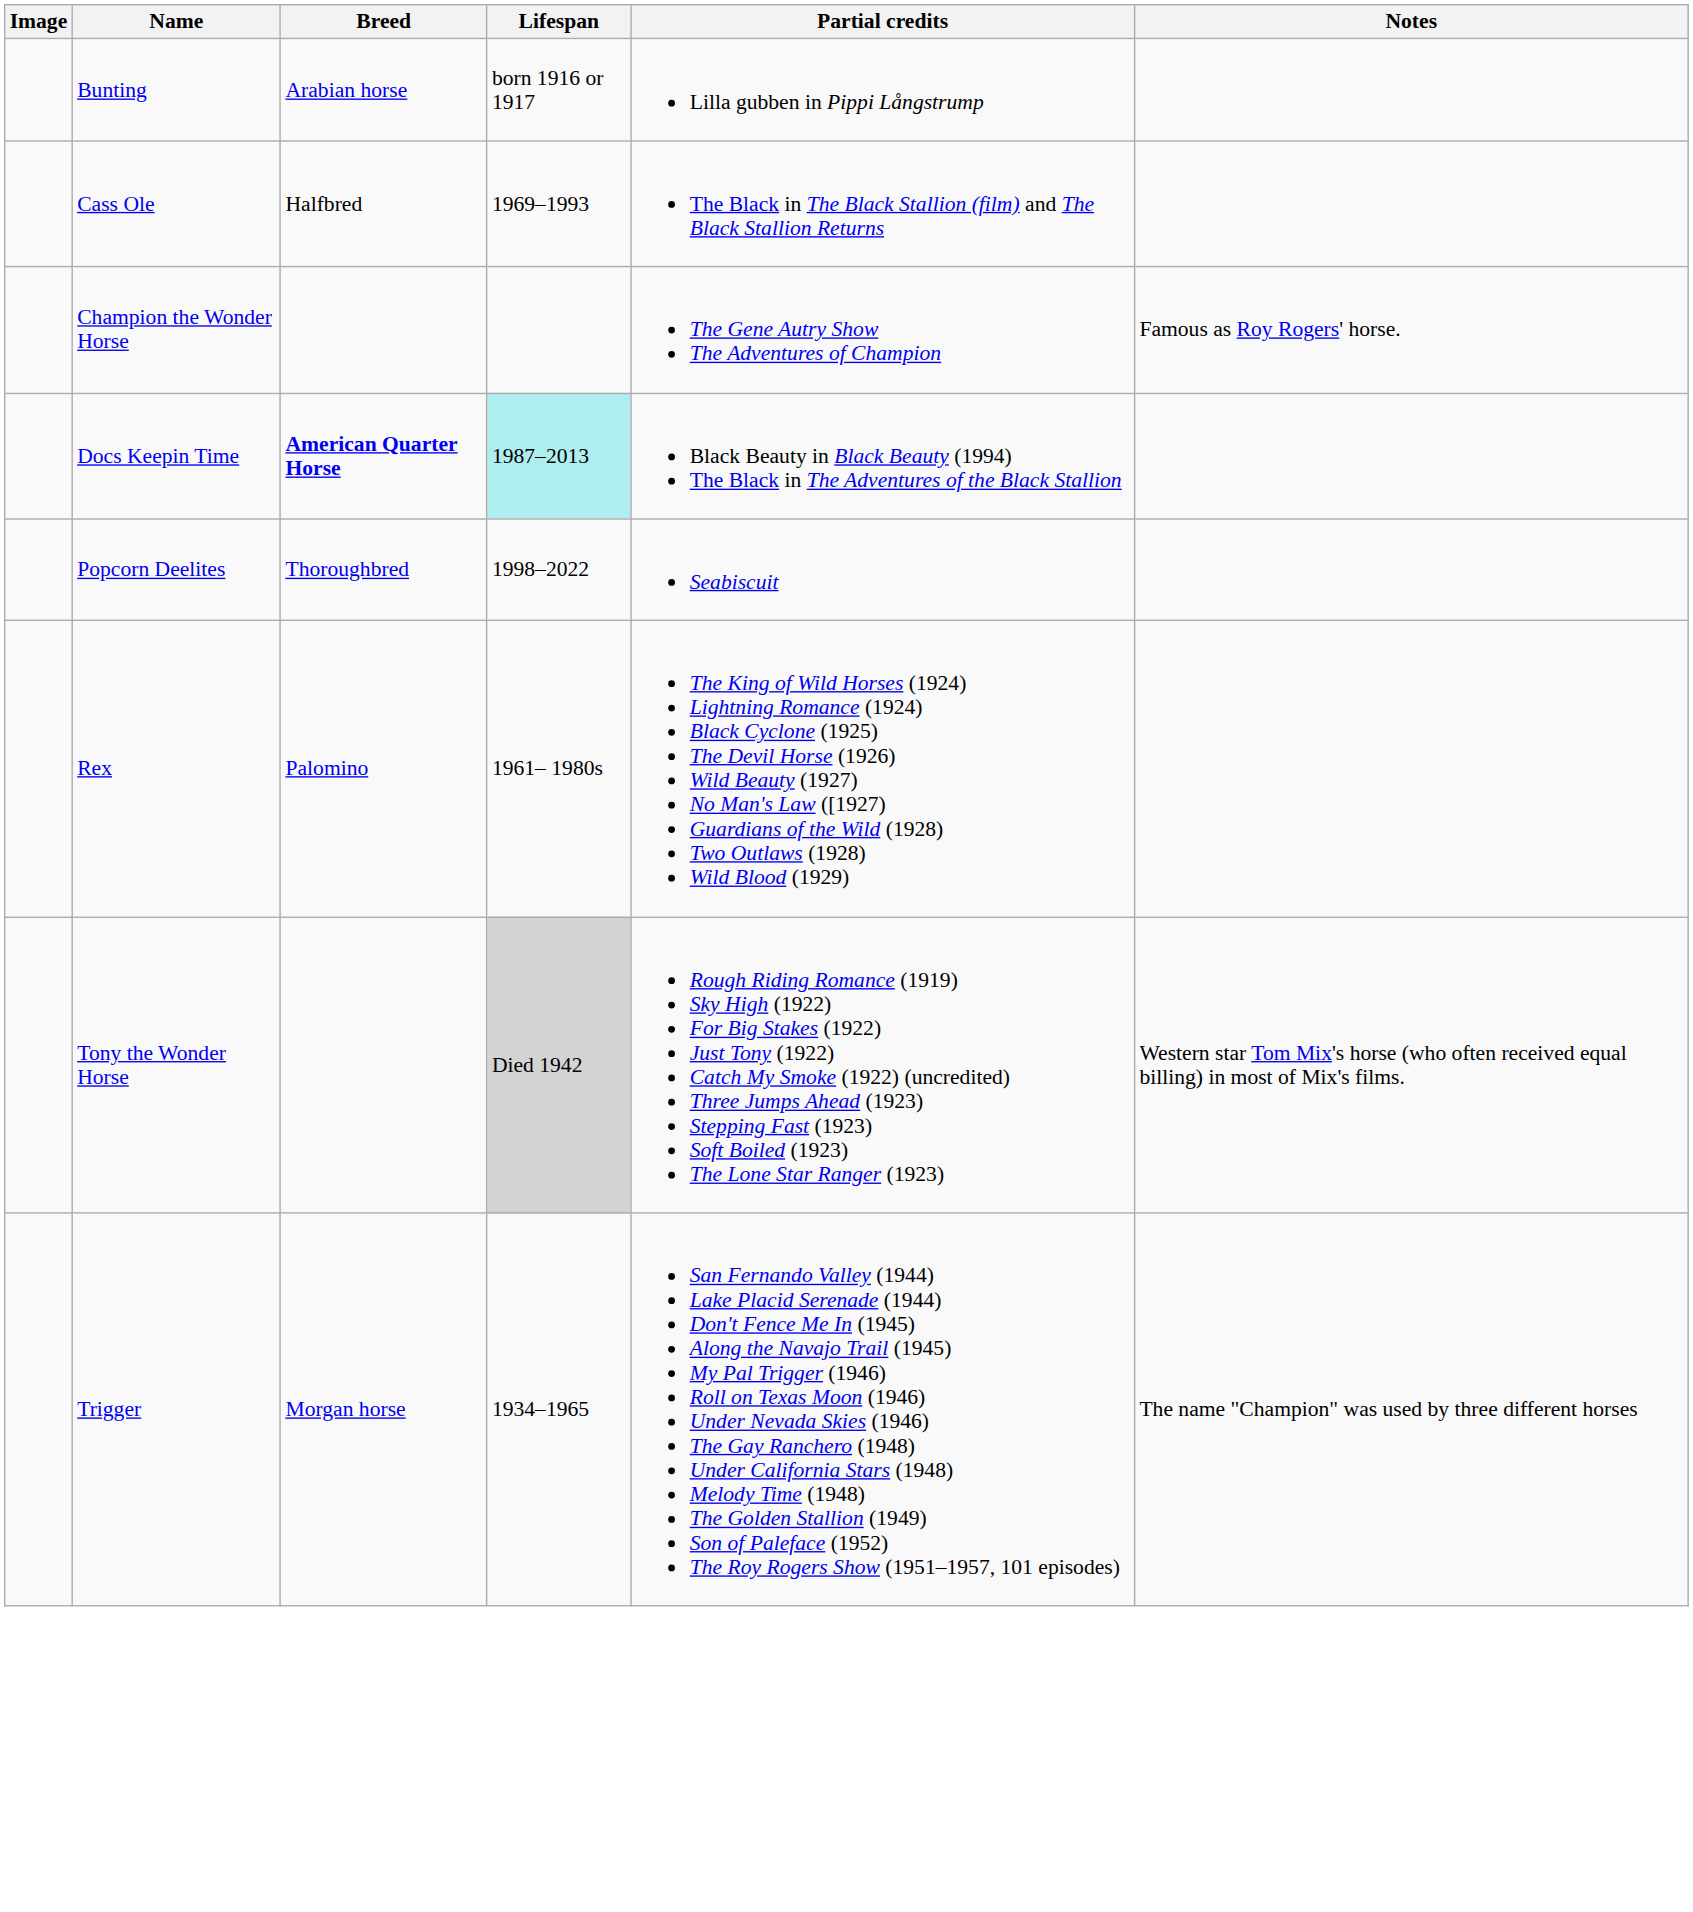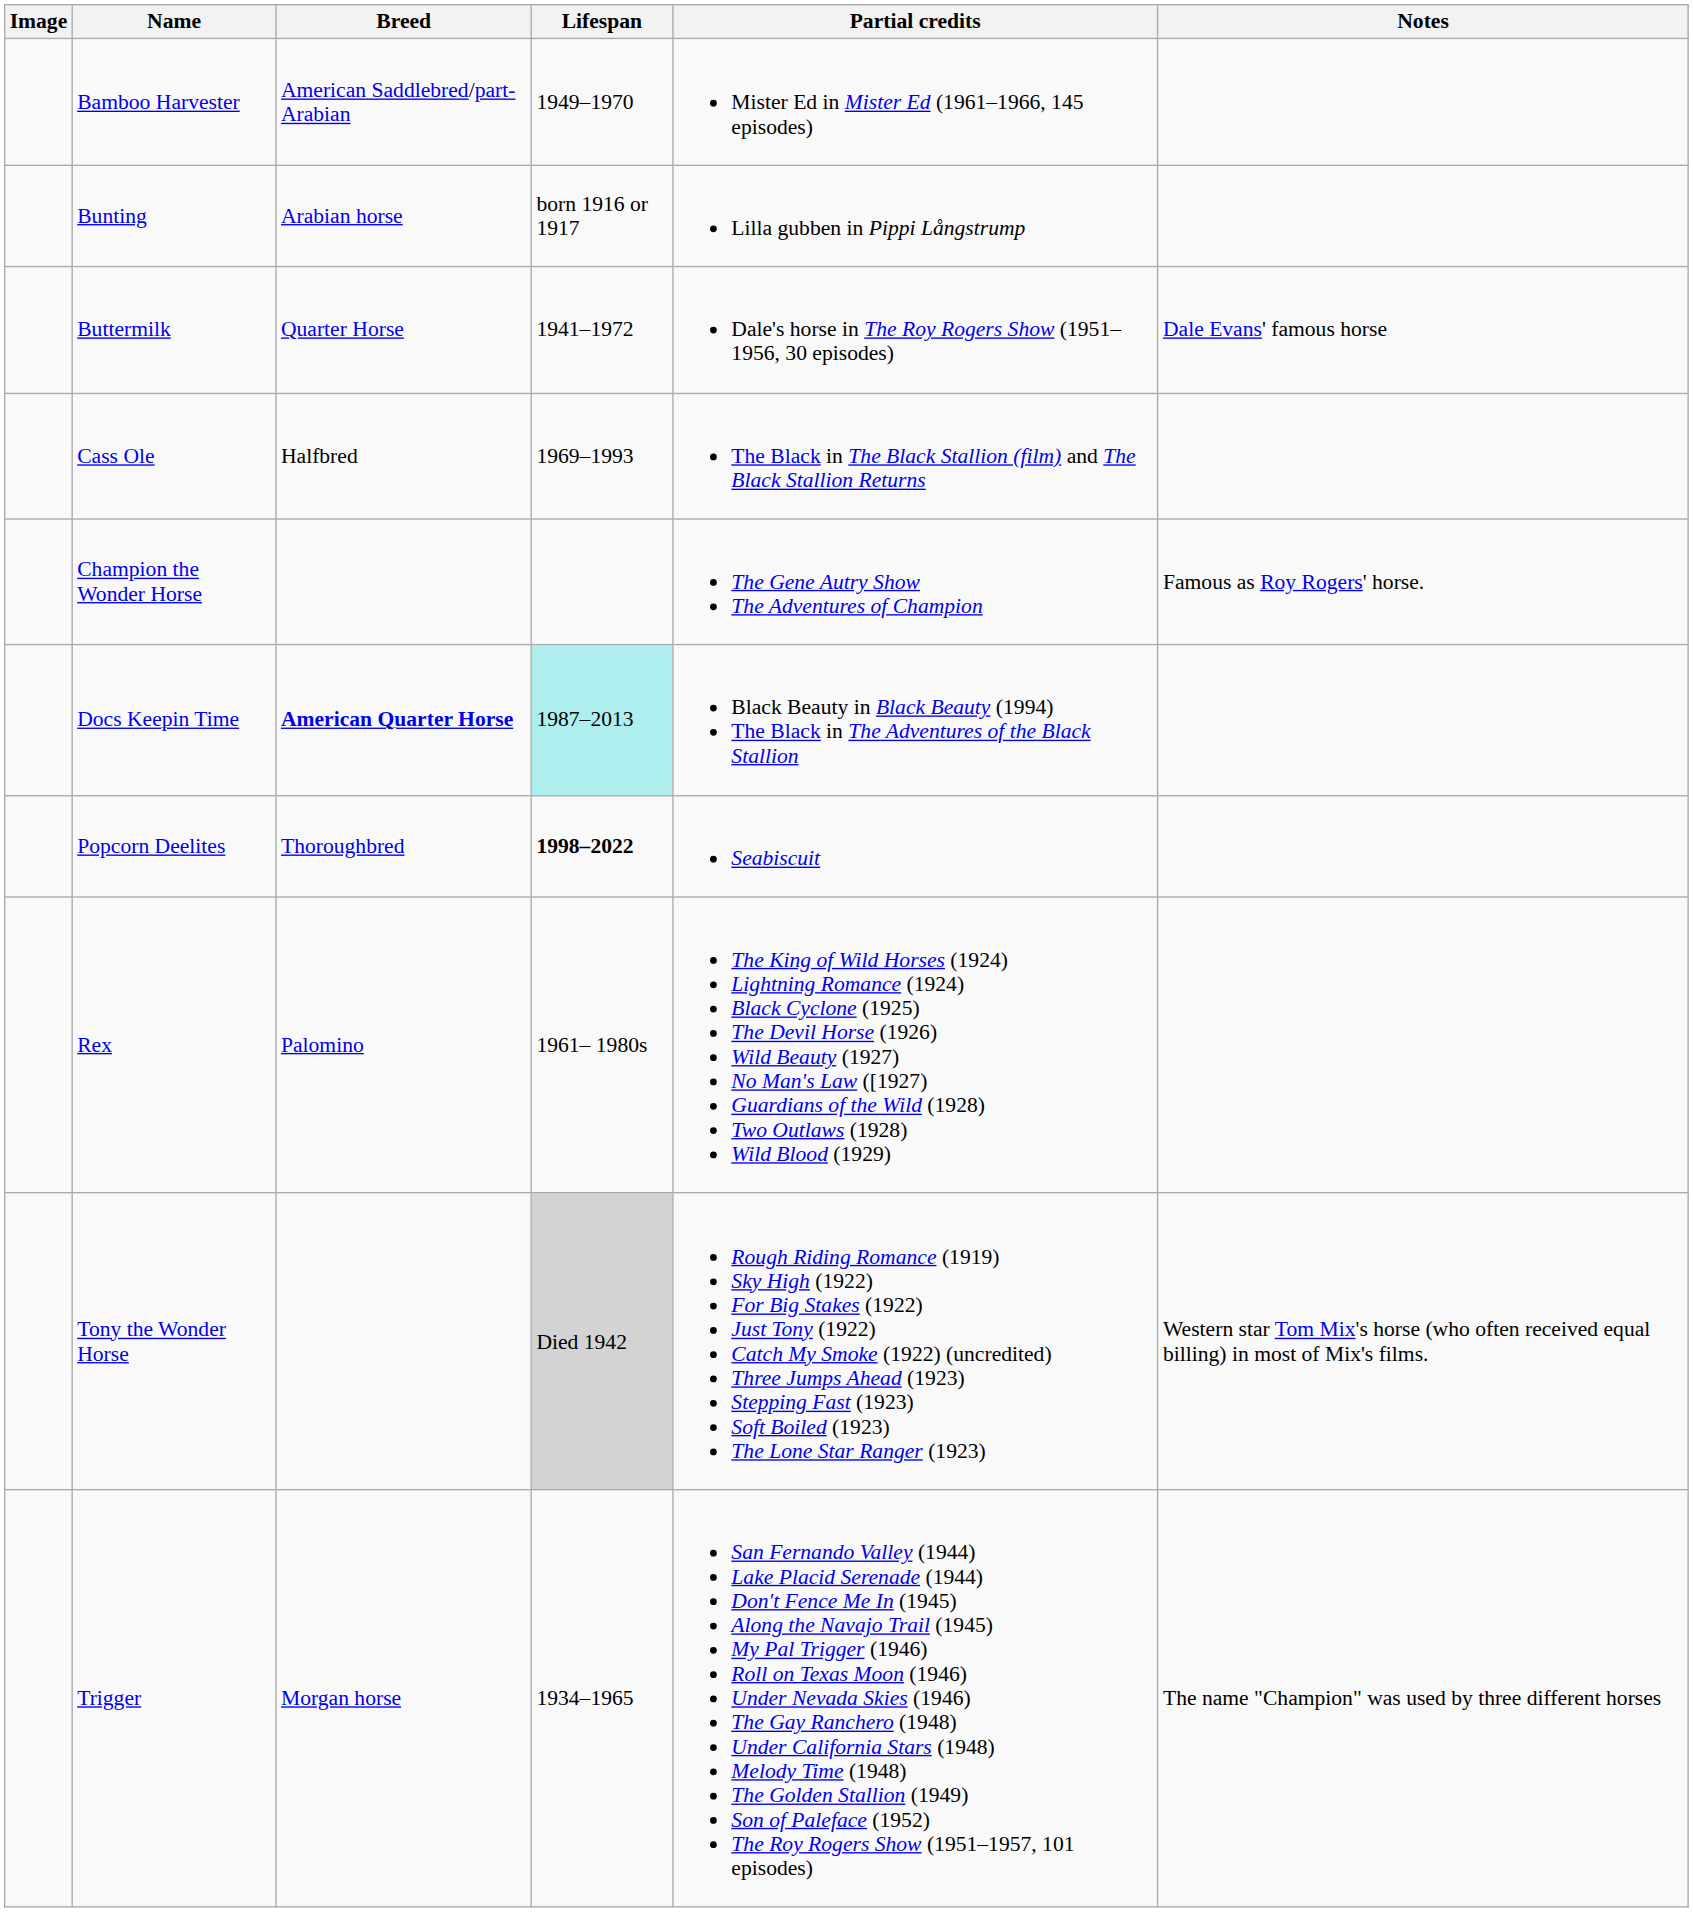+ row: (158, 101)
+ row: (124, 329)
(540, 569) normal -> (585, 845) bold
